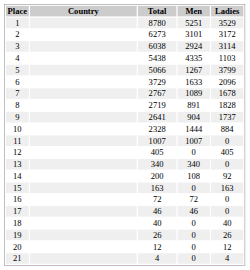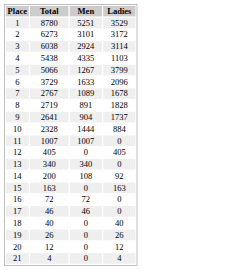- column: (83, 11)
